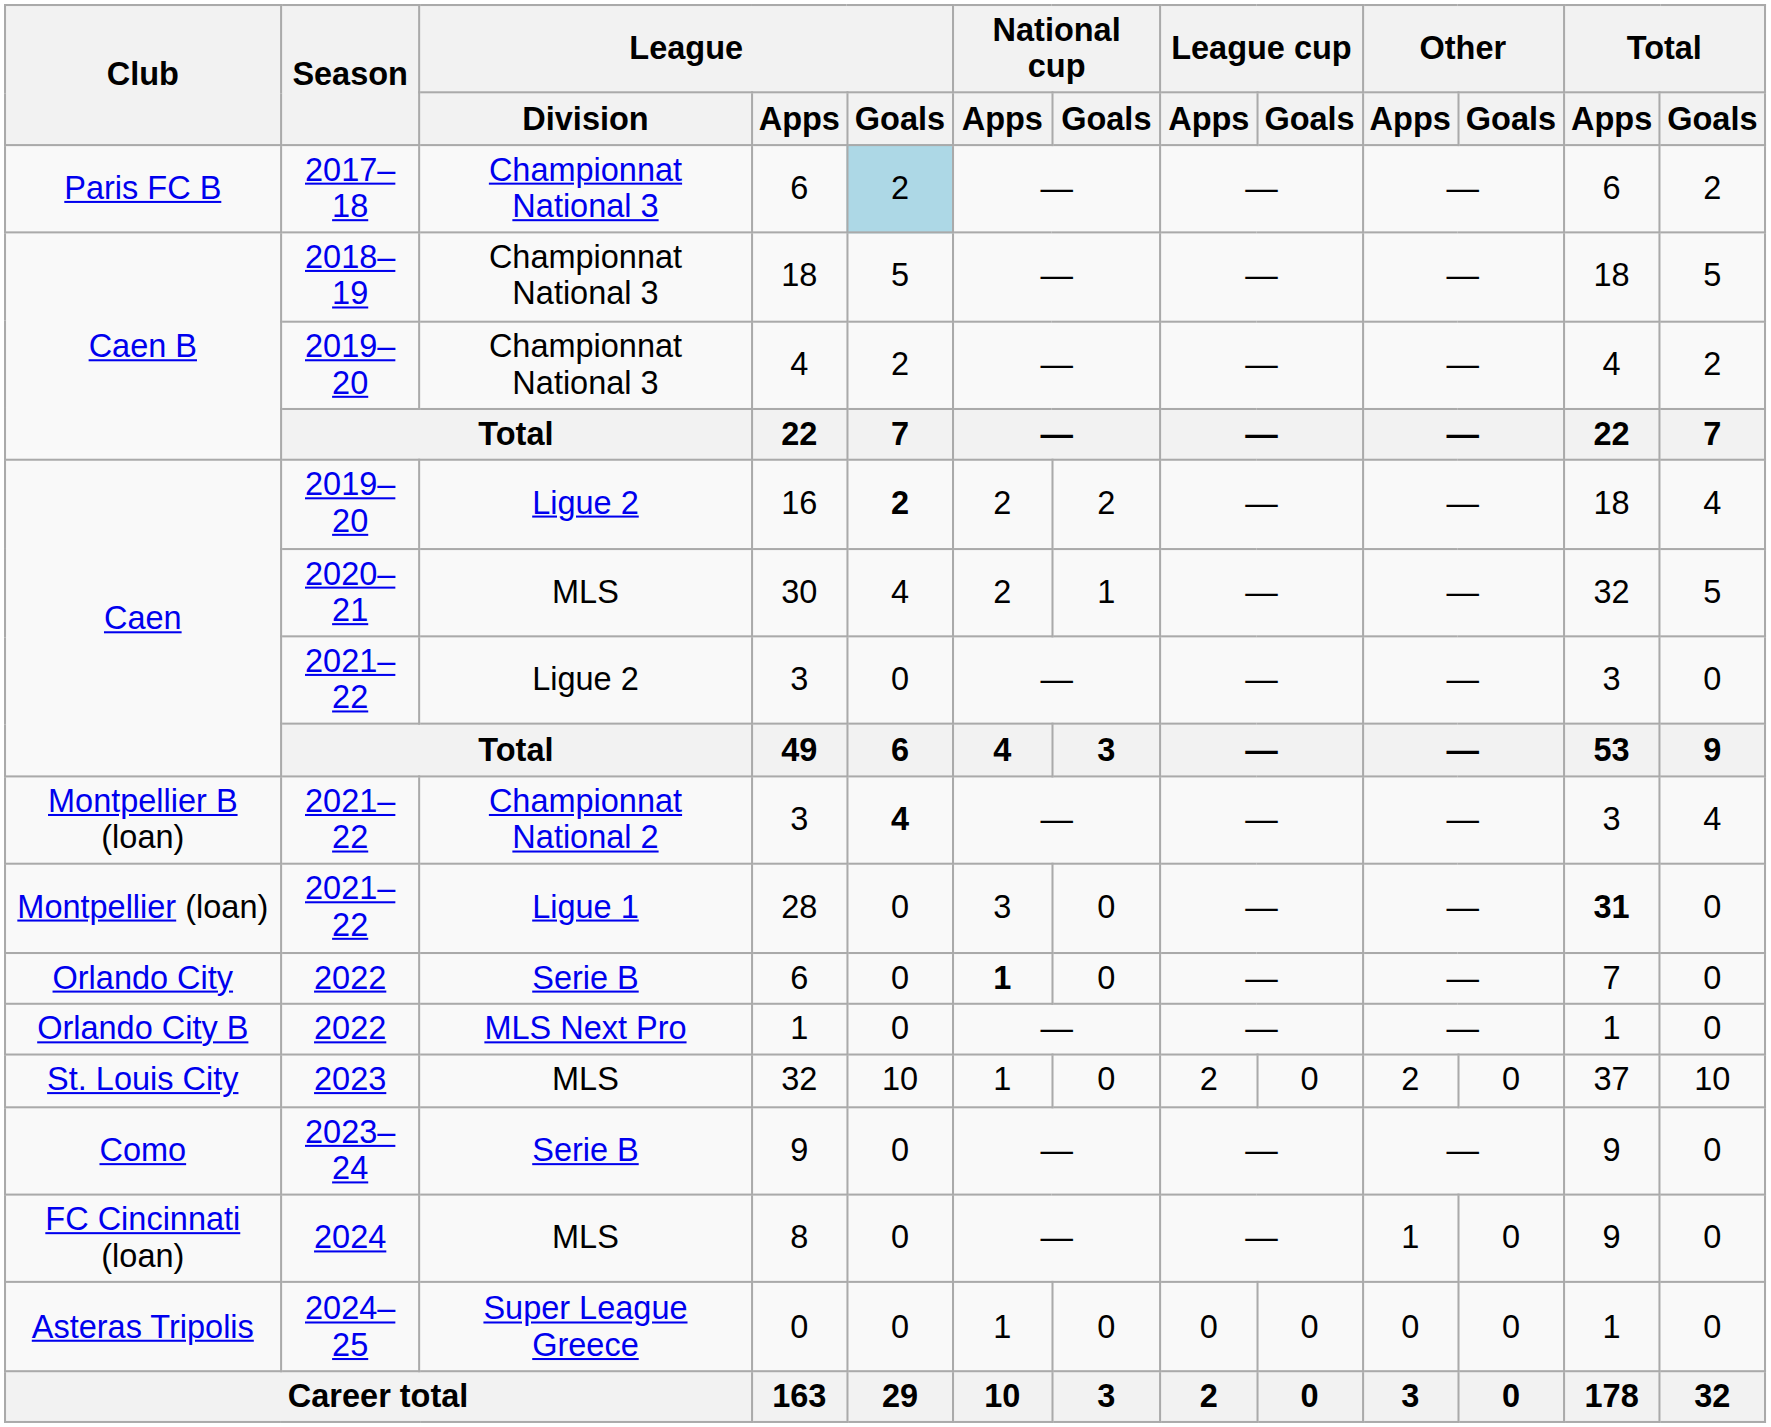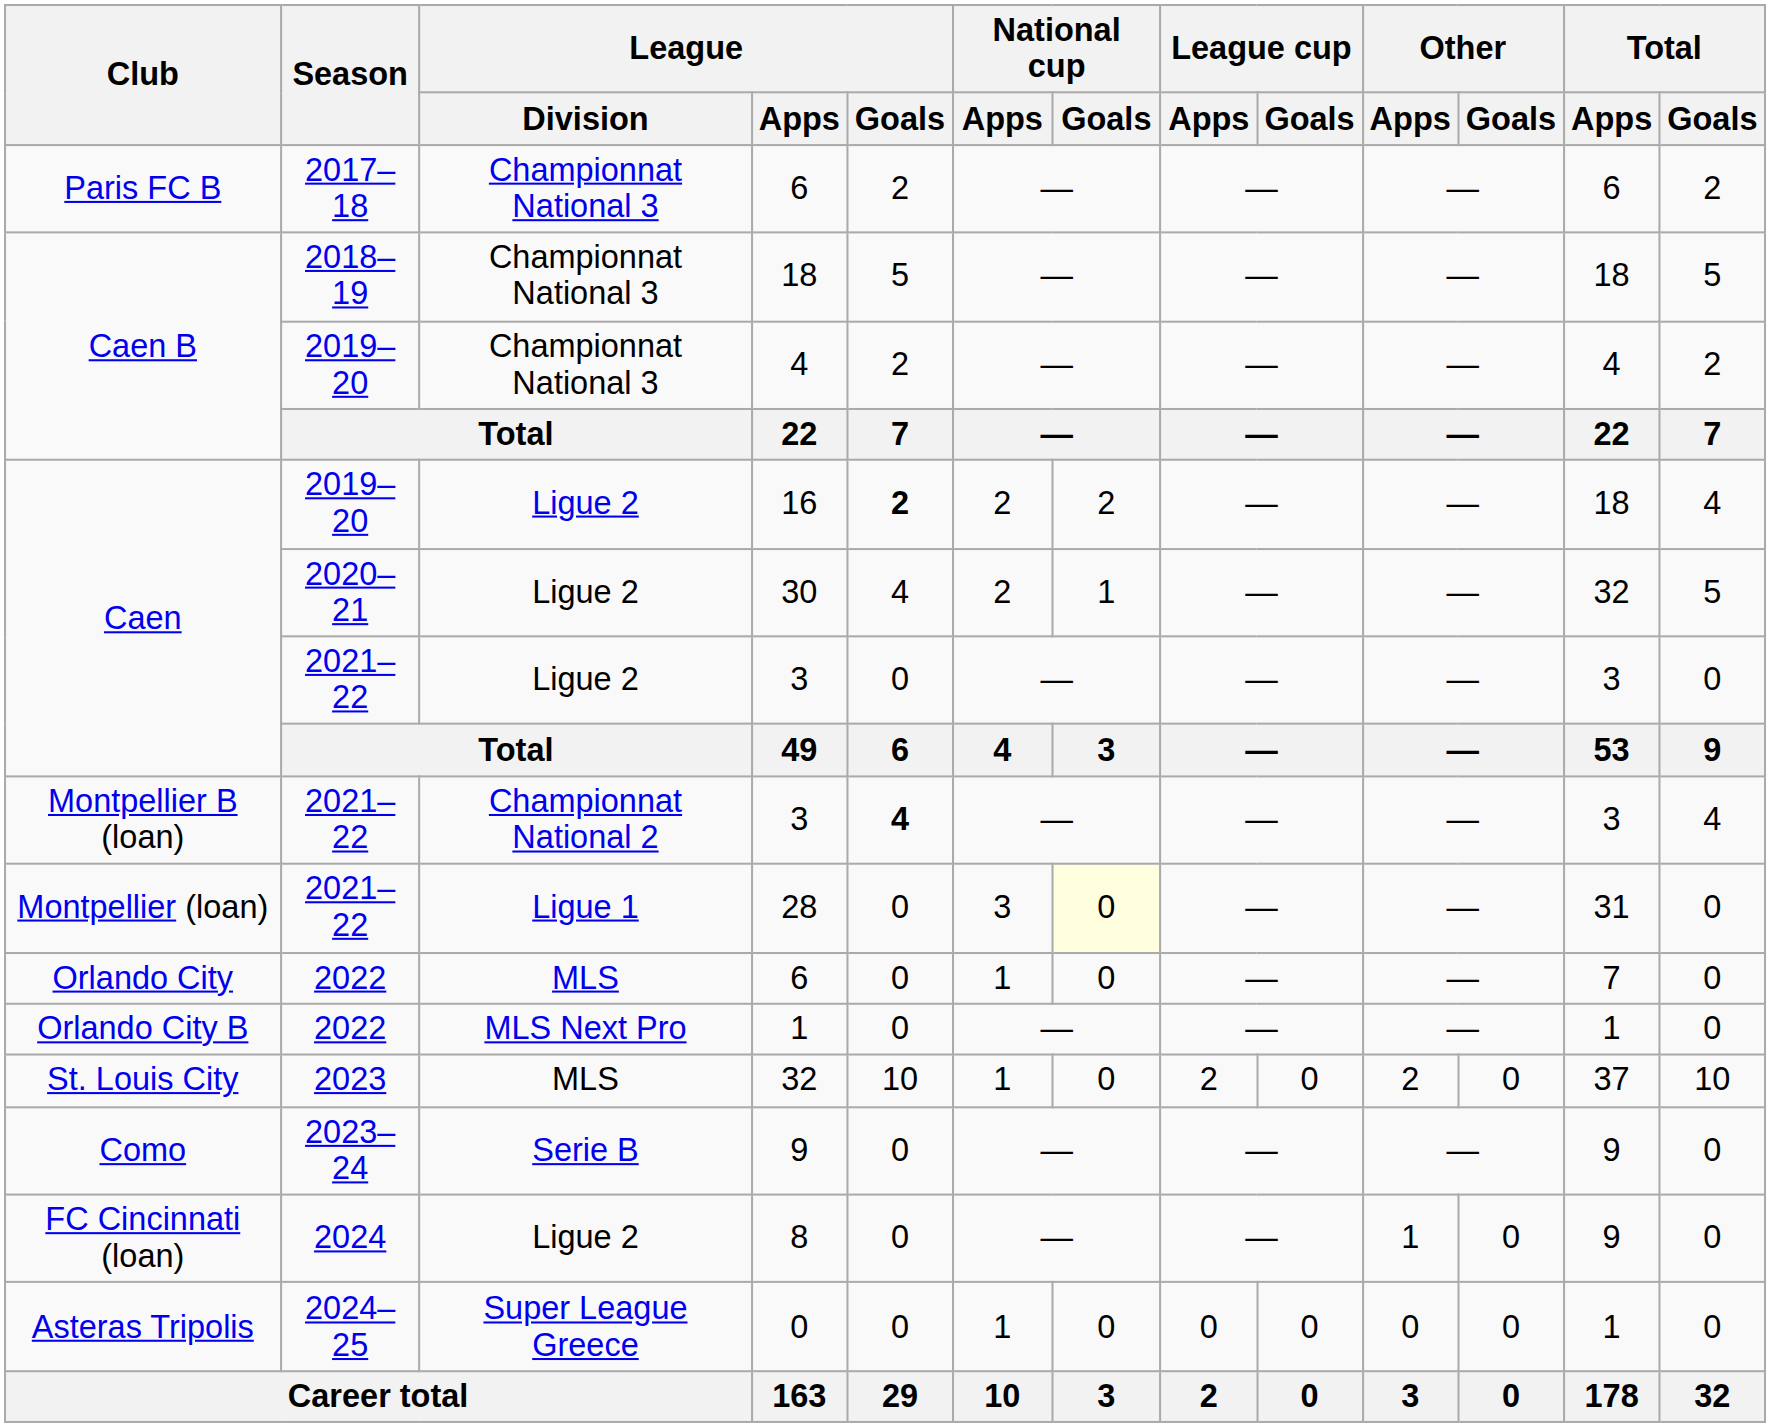(900, 188) lightblue background -> (900, 188) no background
(585, 591) MLS -> (585, 591) Ligue 2
(1106, 907) no background -> (1106, 907) lightyellow background
(1612, 907) bold -> (1612, 907) normal
(585, 977) Serie B -> (585, 977) MLS
(1002, 977) bold -> (1002, 977) normal
(585, 1238) MLS -> (585, 1238) Ligue 2
